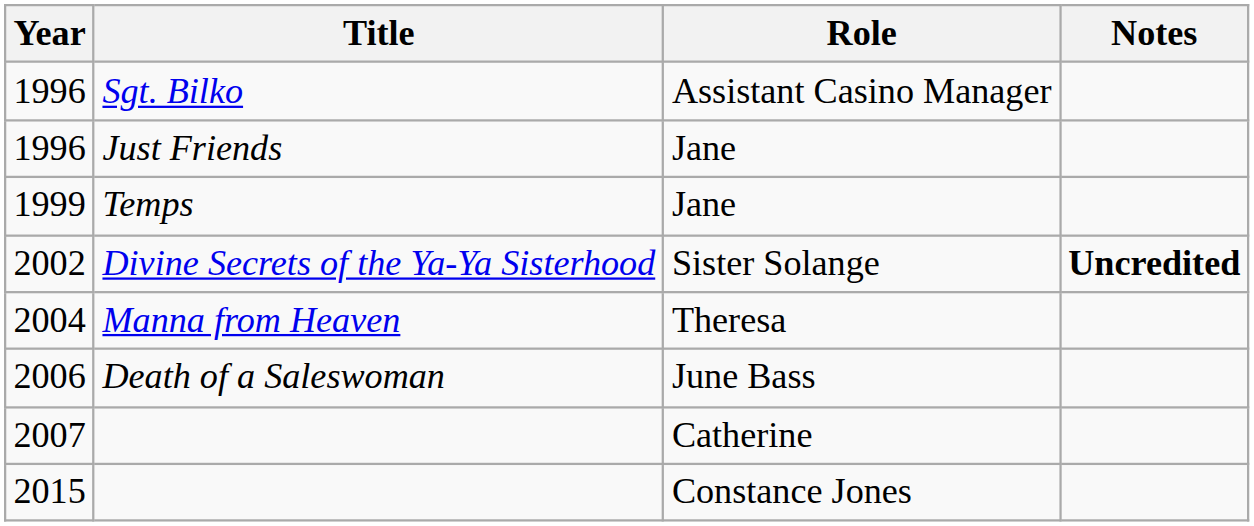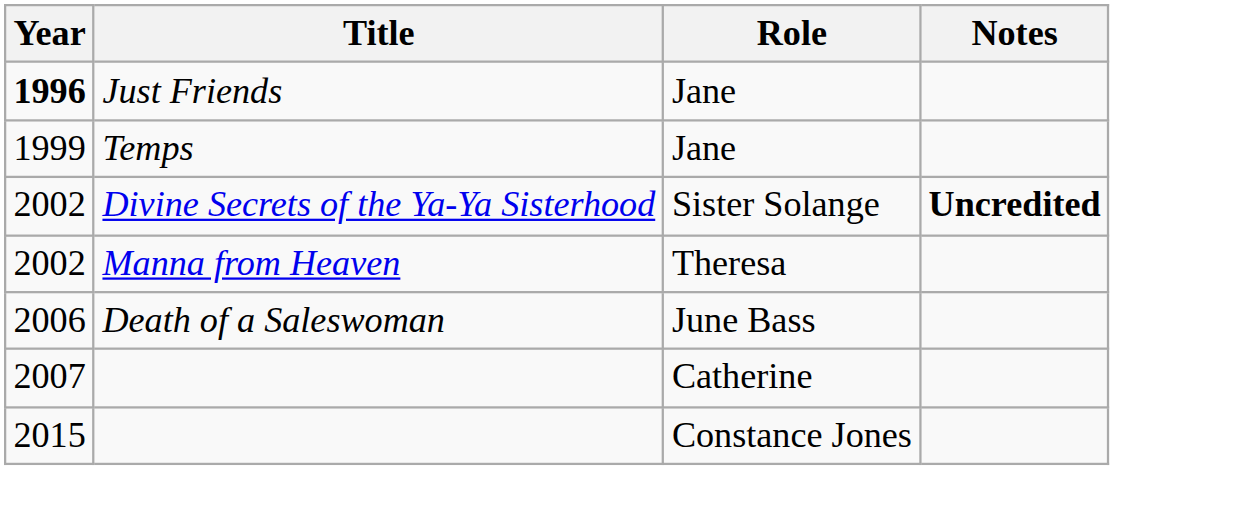- row: (173, 90)
(50, 147) normal -> (50, 90) bold
(50, 319) 2004 -> (50, 262) 2002
